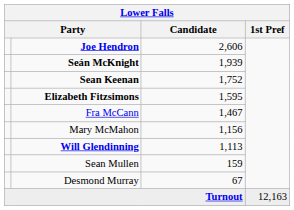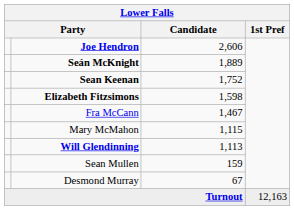(231, 63) 1,939 -> (231, 63) 1,889
(231, 96) 1,595 -> (231, 96) 1,598
(231, 130) 1,156 -> (231, 130) 1,115
